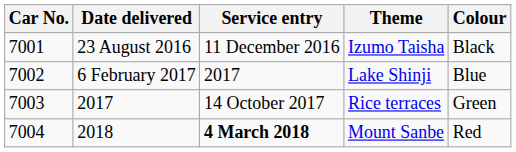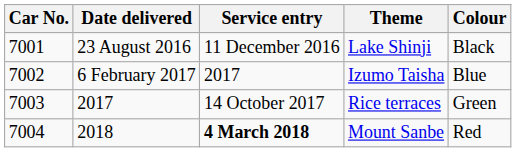(396, 47) Izumo Taisha -> (390, 47) Lake Shinji
(390, 75) Lake Shinji -> (396, 75) Izumo Taisha
